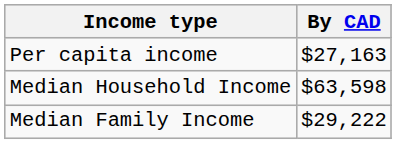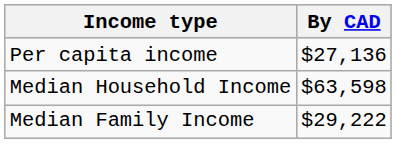(344, 55) $27,163 -> (344, 55) $27,136
